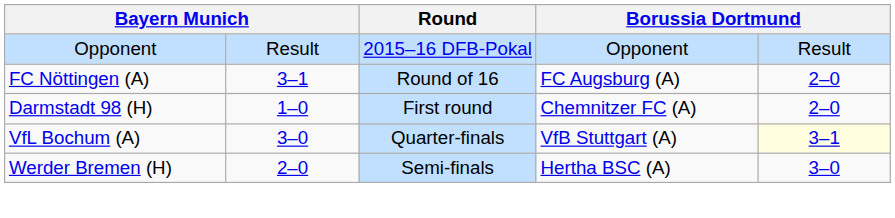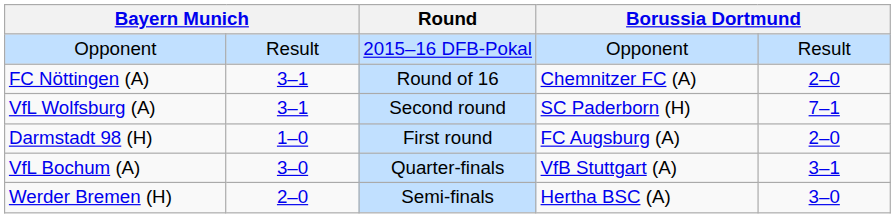(610, 78) FC Augsburg (A) -> (619, 78) Chemnitzer FC (A)
+ row: (82, 108)
(619, 108) Chemnitzer FC (A) -> (610, 138) FC Augsburg (A)
(824, 138) lightyellow background -> (824, 167) no background
